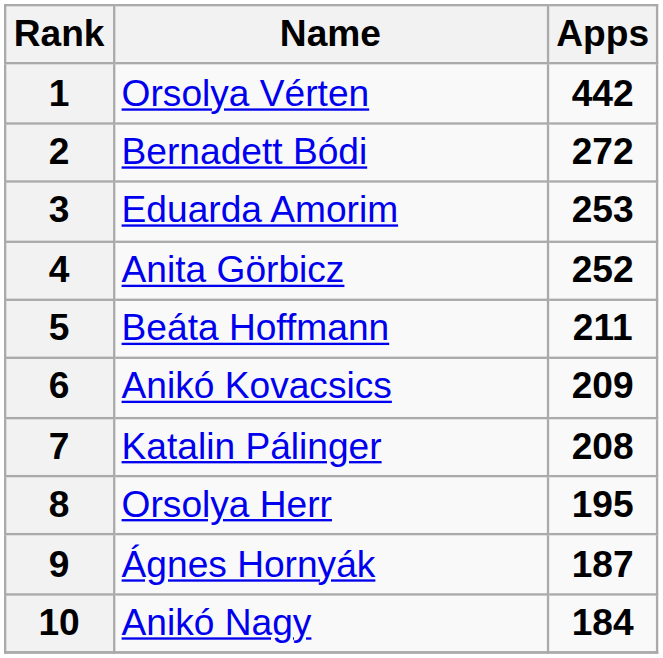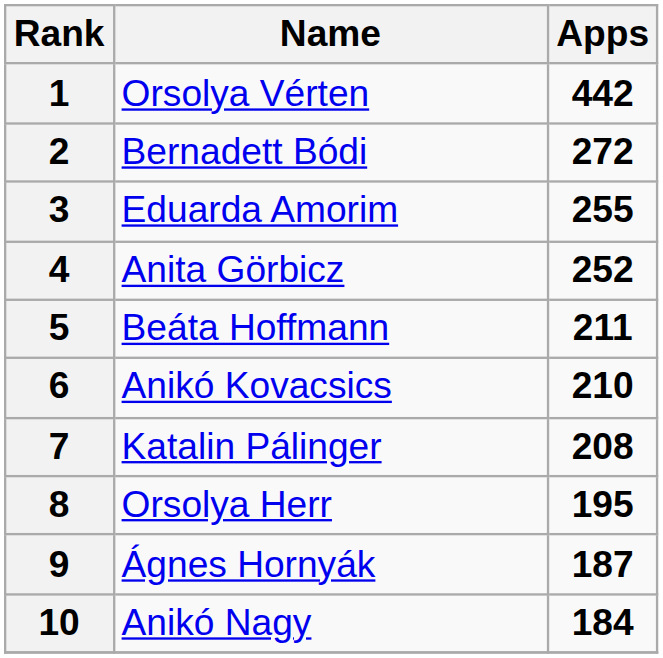(603, 210) 253 -> (603, 210) 255
(603, 387) 209 -> (603, 387) 210
